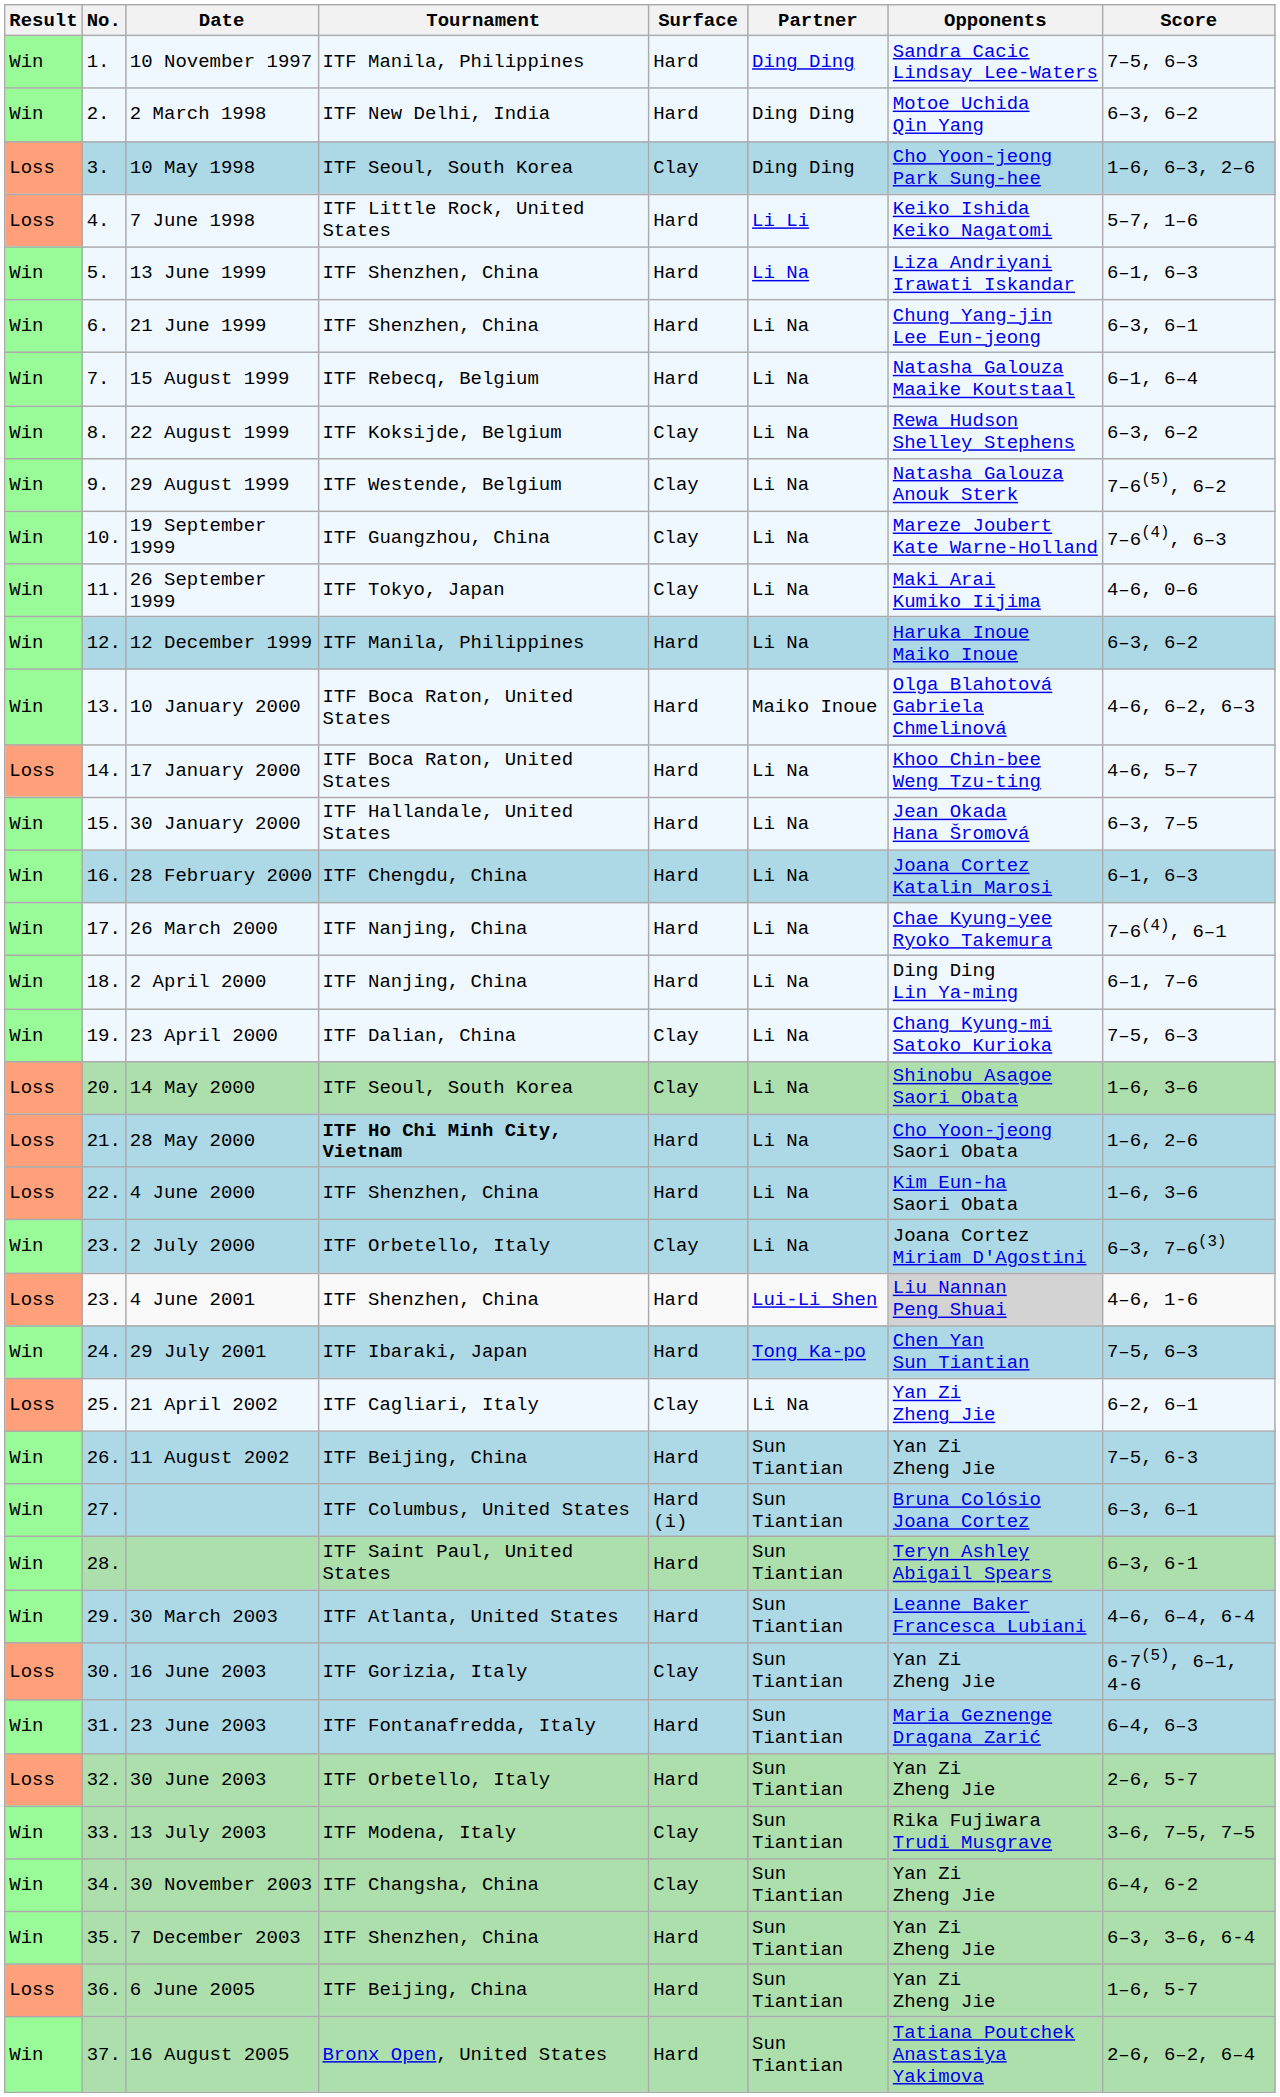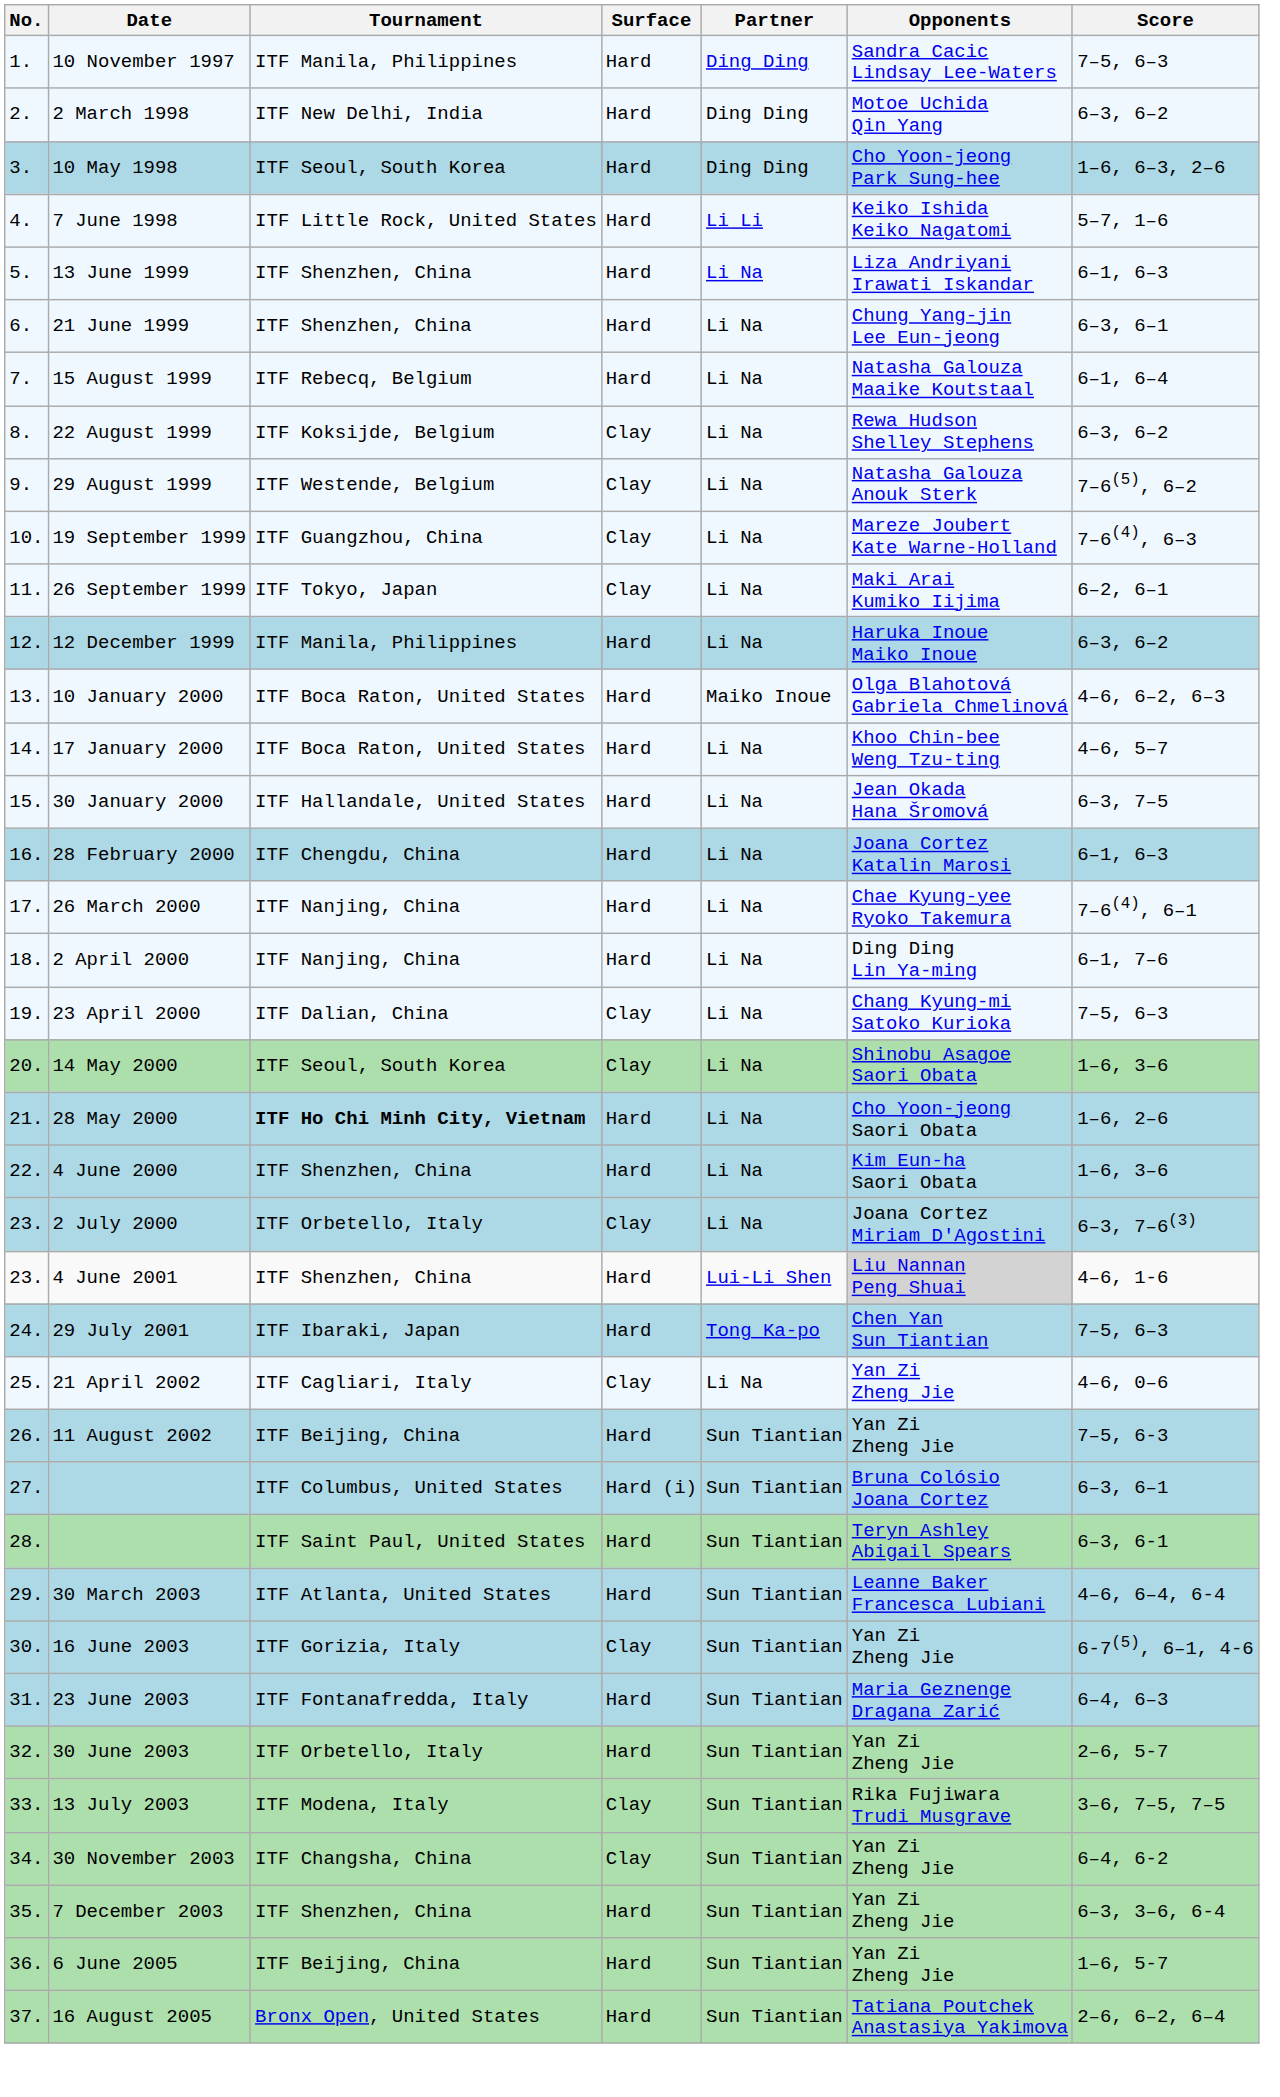- column: (43, 20)
(676, 168) Clay -> (629, 168) Hard
(1153, 590) 4–6, 0–6 -> (1123, 590) 6–2, 6–1
(1153, 1405) 6–2, 6–1 -> (1123, 1383) 4–6, 0–6
